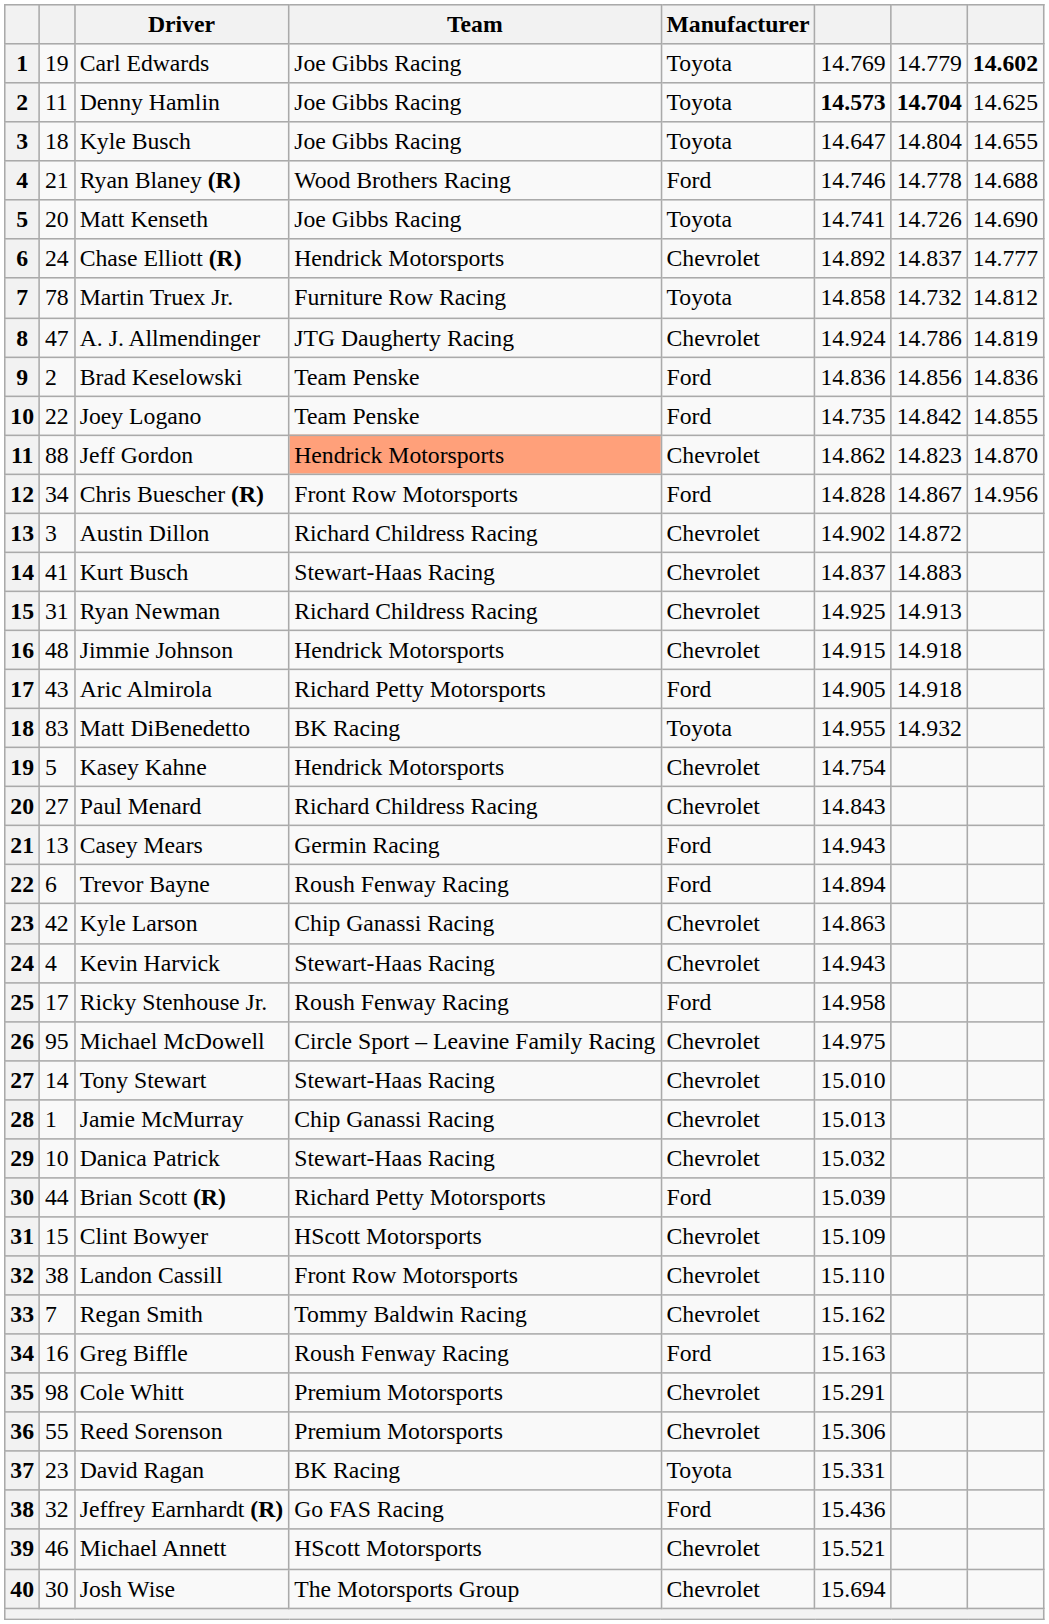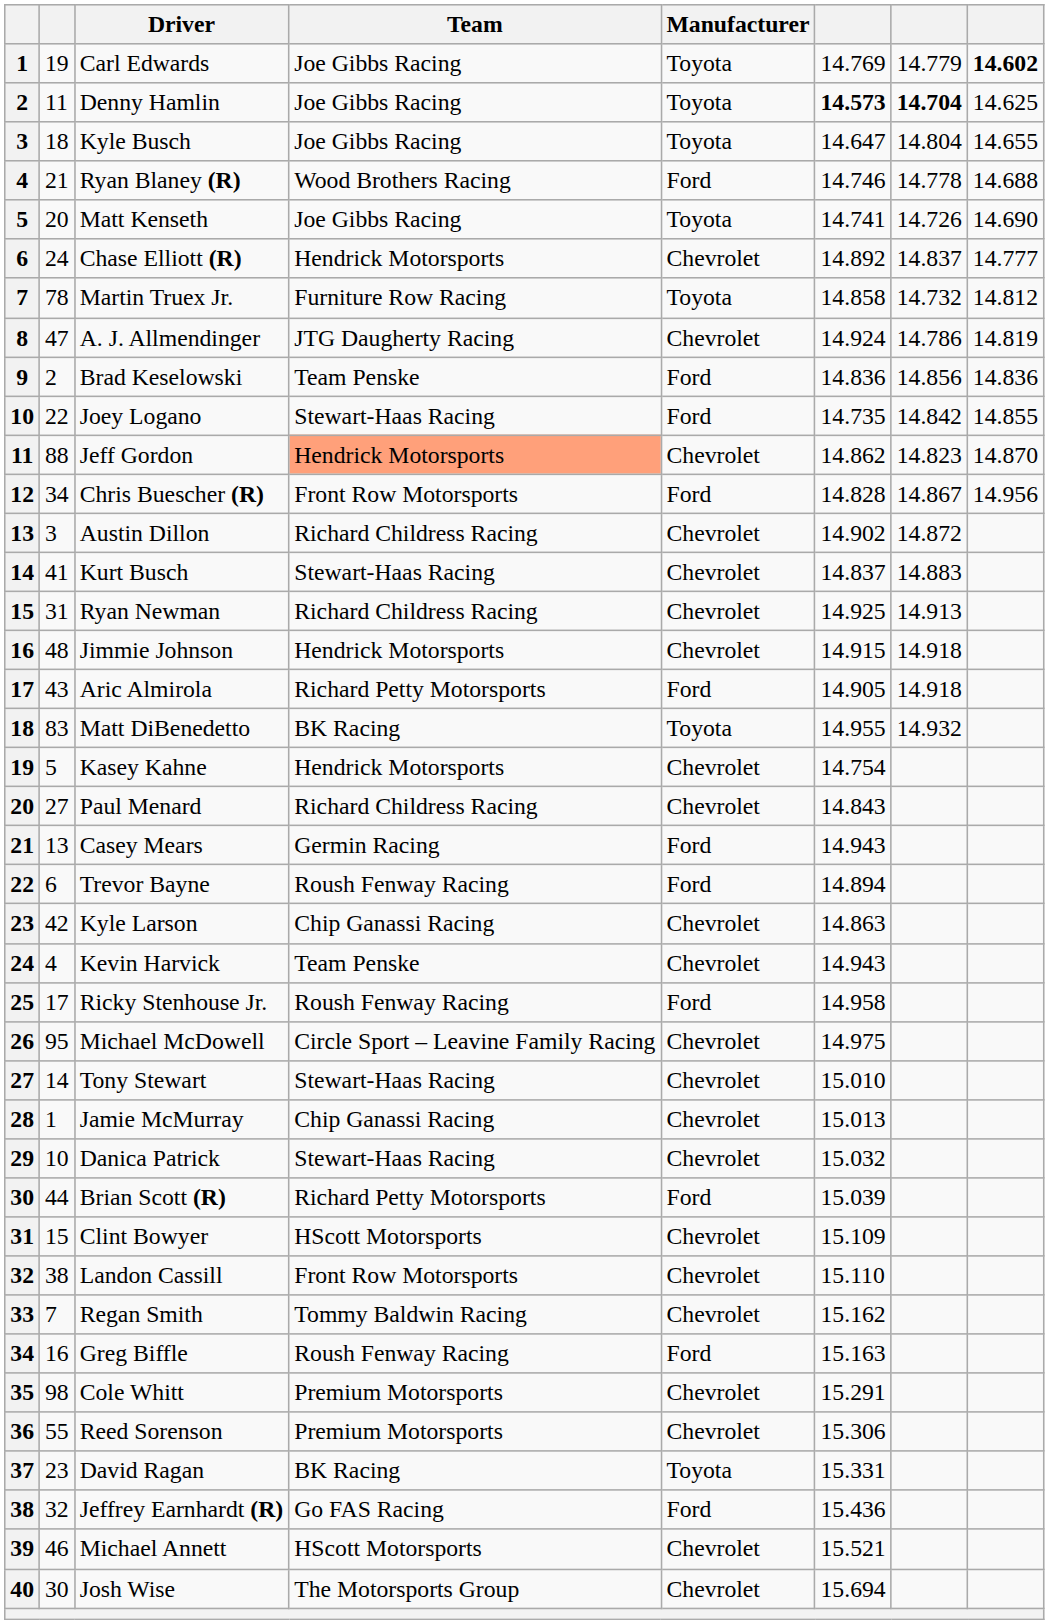(357, 415) Team Penske -> (395, 415) Stewart-Haas Racing
(395, 962) Stewart-Haas Racing -> (357, 962) Team Penske
